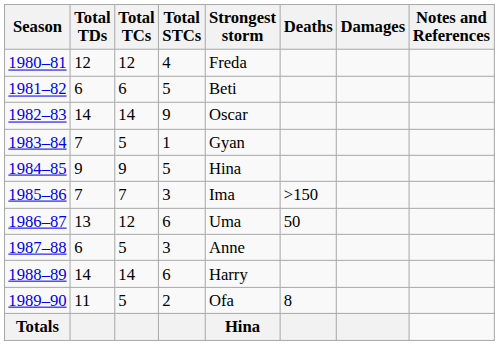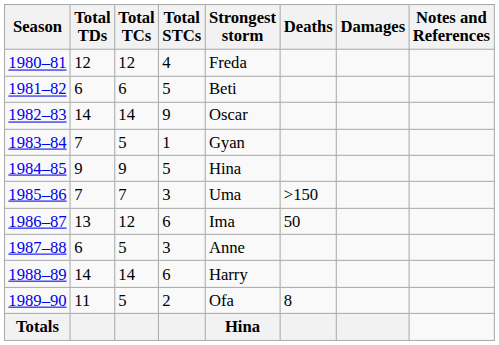(222, 194) Ima -> (225, 194) Uma
(225, 221) Uma -> (222, 221) Ima
